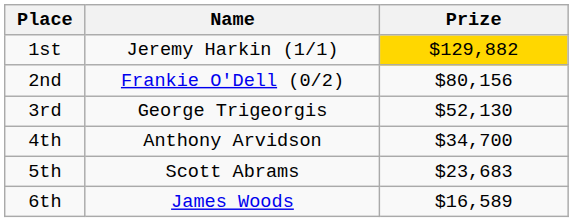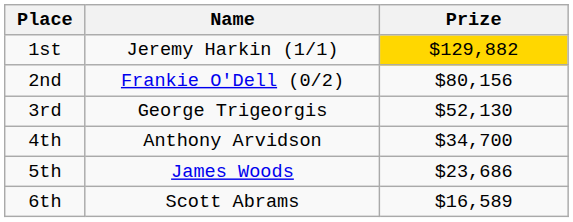(232, 171) Scott Abrams -> (232, 171) James Woods
(474, 171) $23,683 -> (474, 171) $23,686
(232, 202) James Woods -> (232, 202) Scott Abrams
